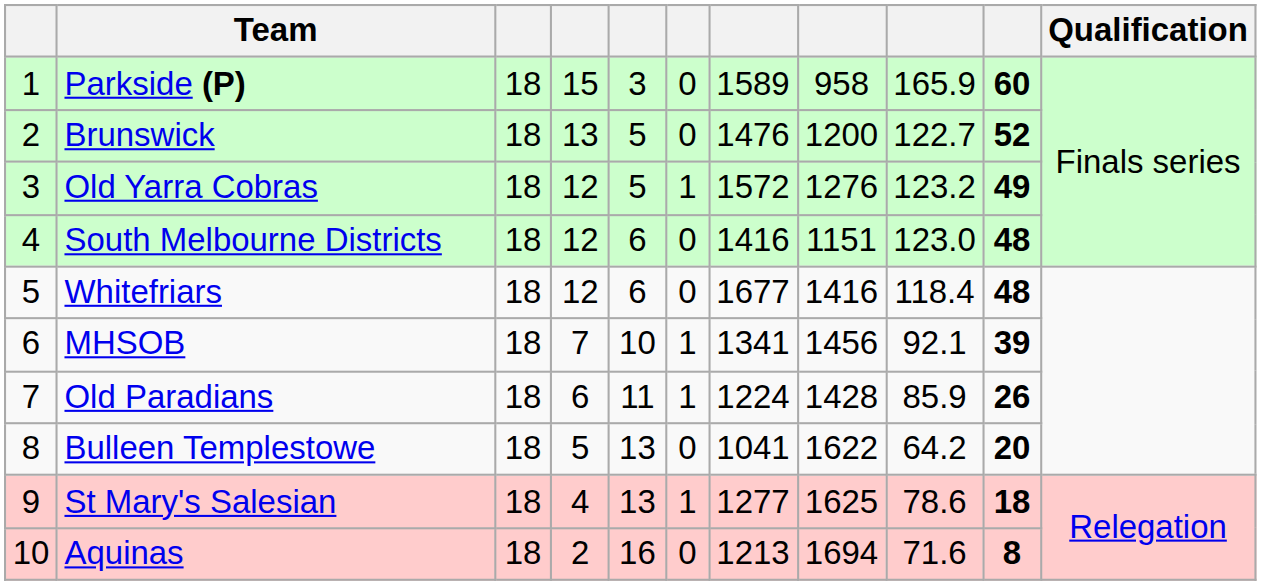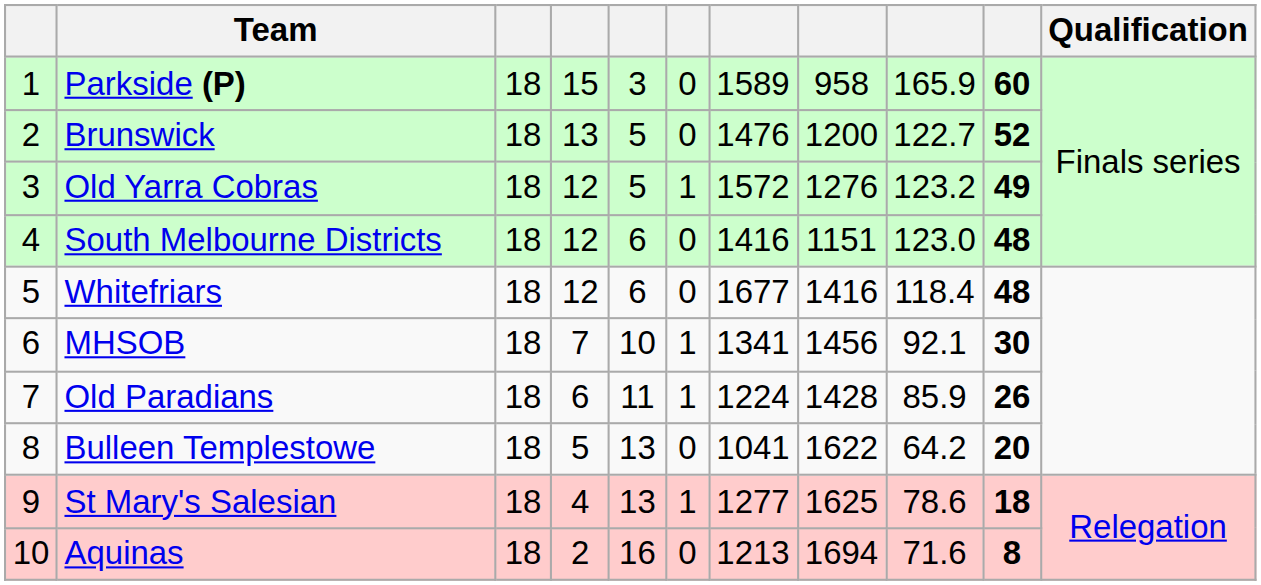(1012, 344) 39 -> (1012, 344) 30
